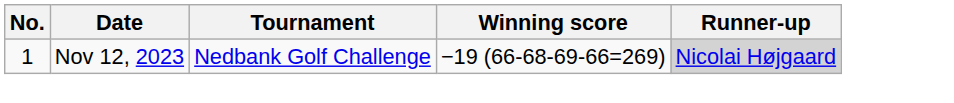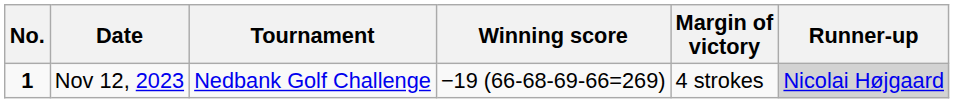+ column: (724, 34)
(27, 57) normal -> (27, 81) bold
